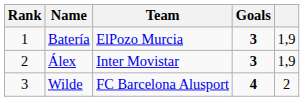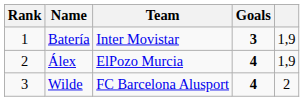(140, 38) ElPozo Murcia -> (138, 38) Inter Movistar
(138, 61) Inter Movistar -> (140, 61) ElPozo Murcia
(253, 61) 3 -> (253, 61) 4
